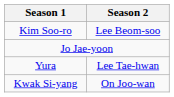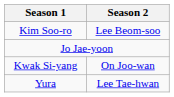rows swapped: (46, 83) <-> (46, 65)
